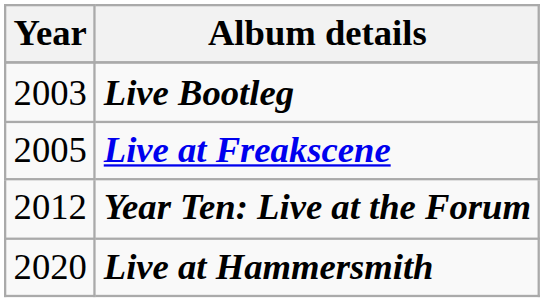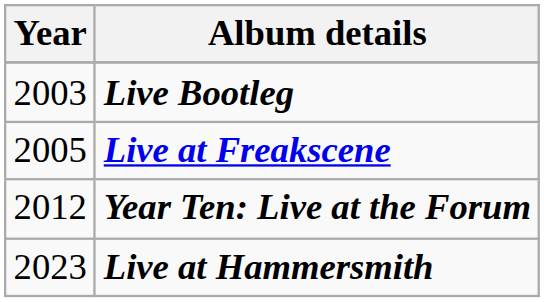(50, 265) 2020 -> (50, 265) 2023
